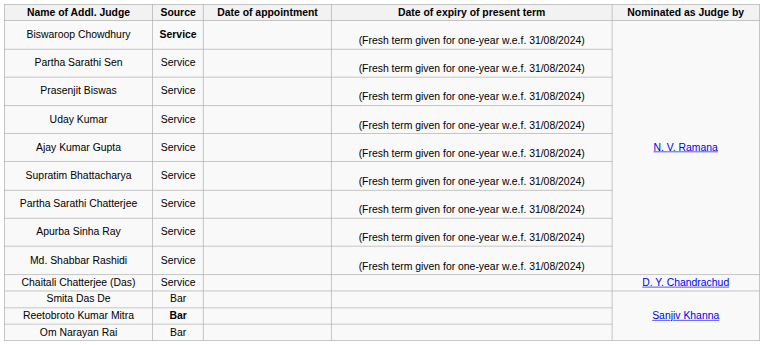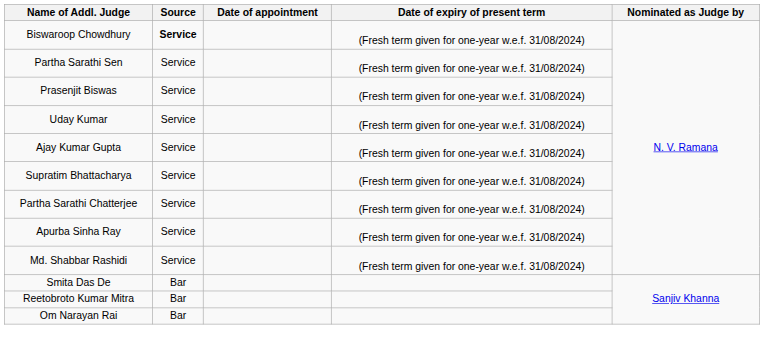- row: (79, 282)
(178, 315) bold -> (178, 299) normal
